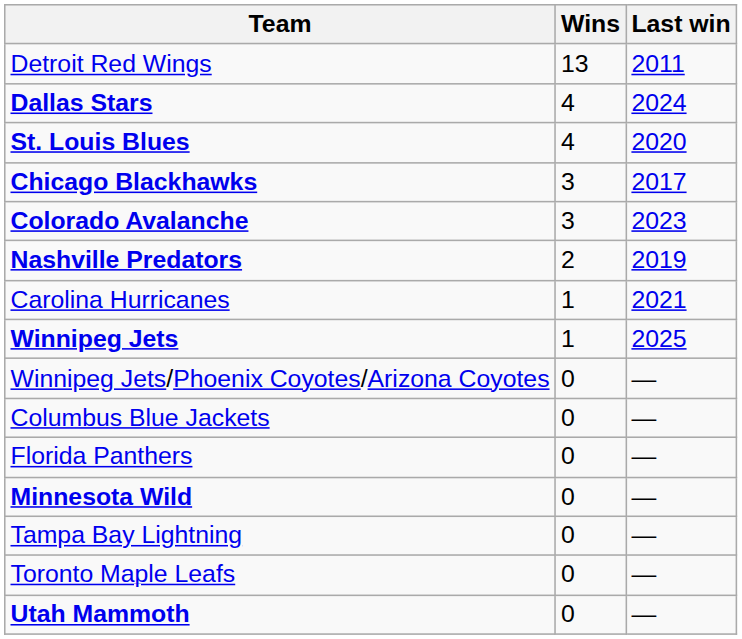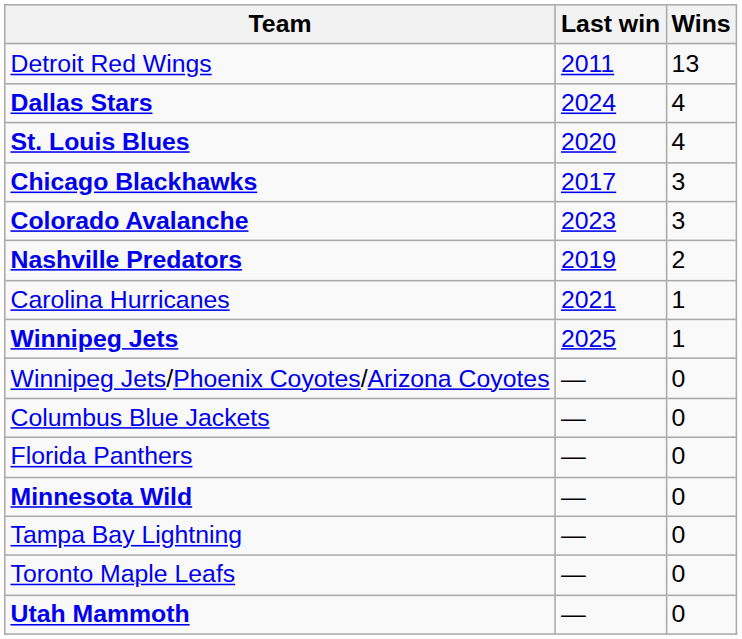columns swapped: (590, 24) <-> (681, 24)
